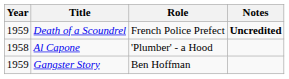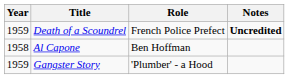(172, 47) 'Plumber' - a Hood -> (161, 47) Ben Hoffman
(161, 64) Ben Hoffman -> (172, 64) 'Plumber' - a Hood
